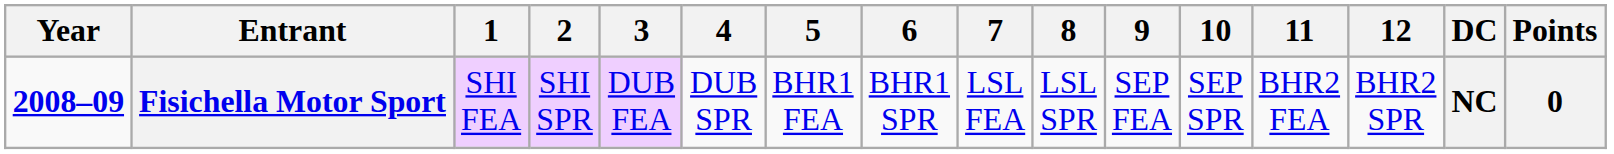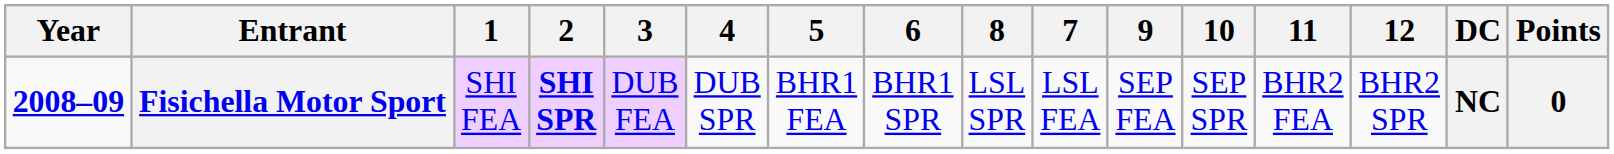columns swapped: (995, 30) <-> (1069, 30)
(565, 101) normal -> (566, 101) bold
